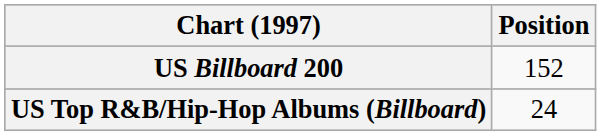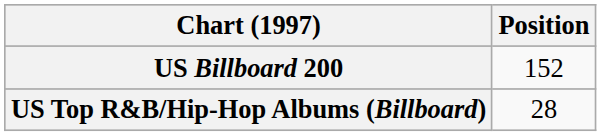(544, 109) 24 -> (544, 109) 28
